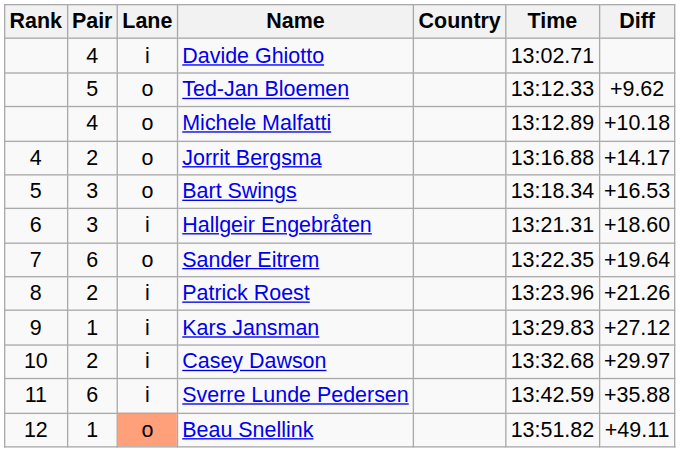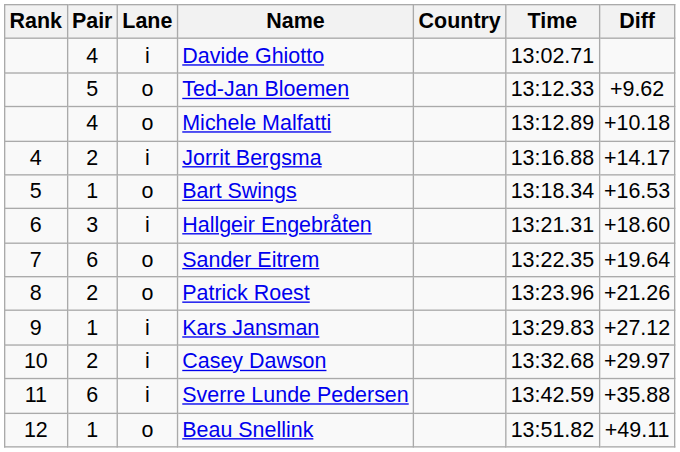(147, 157) o -> (147, 157) i
(92, 191) 3 -> (92, 191) 1
(147, 293) i -> (147, 293) o
(147, 429) lightsalmon background -> (147, 429) no background
